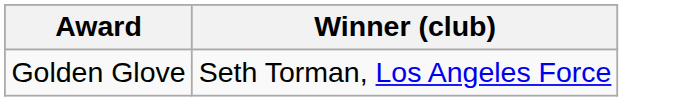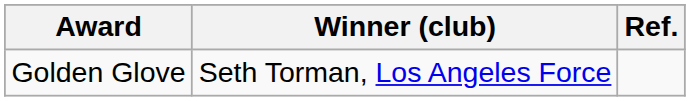+ column: (651, 27)
